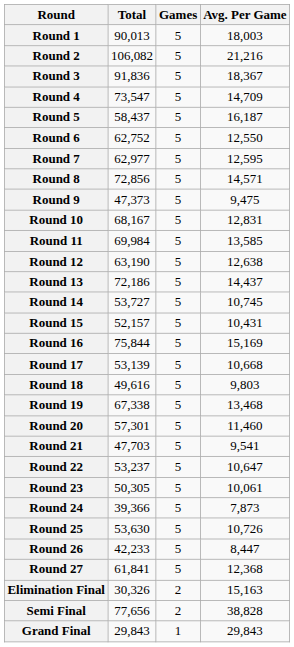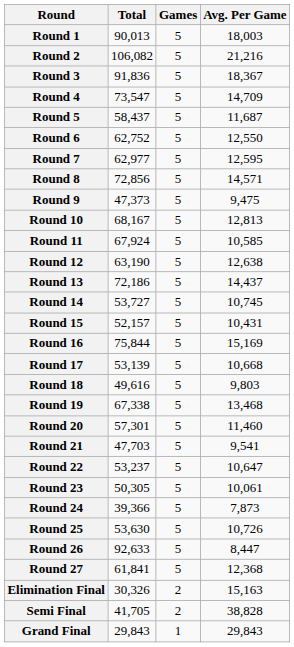(245, 117) 16,187 -> (245, 117) 11,687
(245, 220) 12,831 -> (245, 220) 12,813
(132, 240) 69,984 -> (132, 240) 67,924
(245, 240) 13,585 -> (245, 240) 10,585
(132, 549) 42,233 -> (132, 549) 92,633
(132, 610) 77,656 -> (132, 610) 41,705
